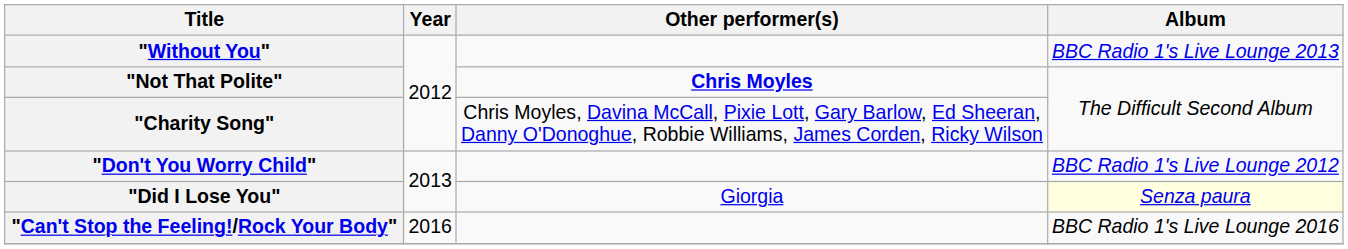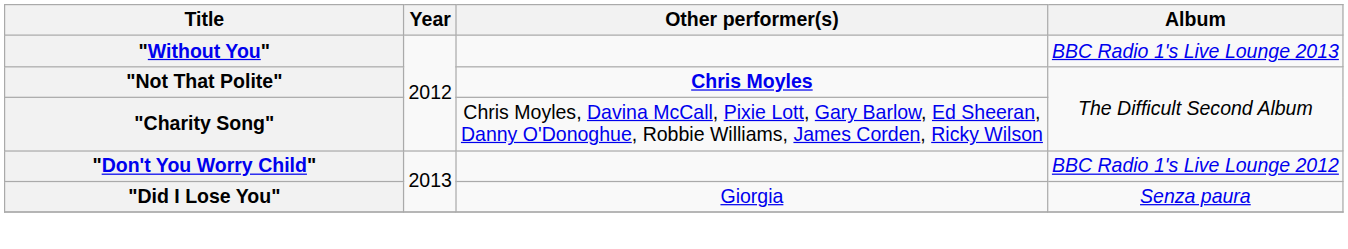(1195, 196) lightyellow background -> (1195, 196) no background
- row: (204, 227)
